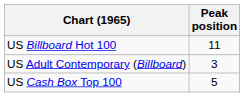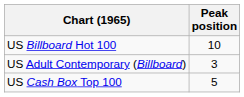(214, 45) 11 -> (214, 45) 10
